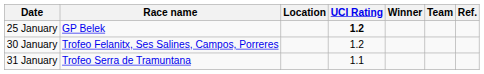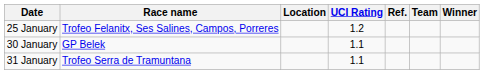columns swapped: (405, 12) <-> (467, 12)
(84, 28) GP Belek -> (170, 28) Trofeo Felanitx, Ses Salines, Campos, Porreres
(357, 28) bold -> (357, 28) normal
(170, 45) Trofeo Felanitx, Ses Salines, Campos, Porreres -> (84, 45) GP Belek
(357, 45) 1.2 -> (357, 45) 1.1
